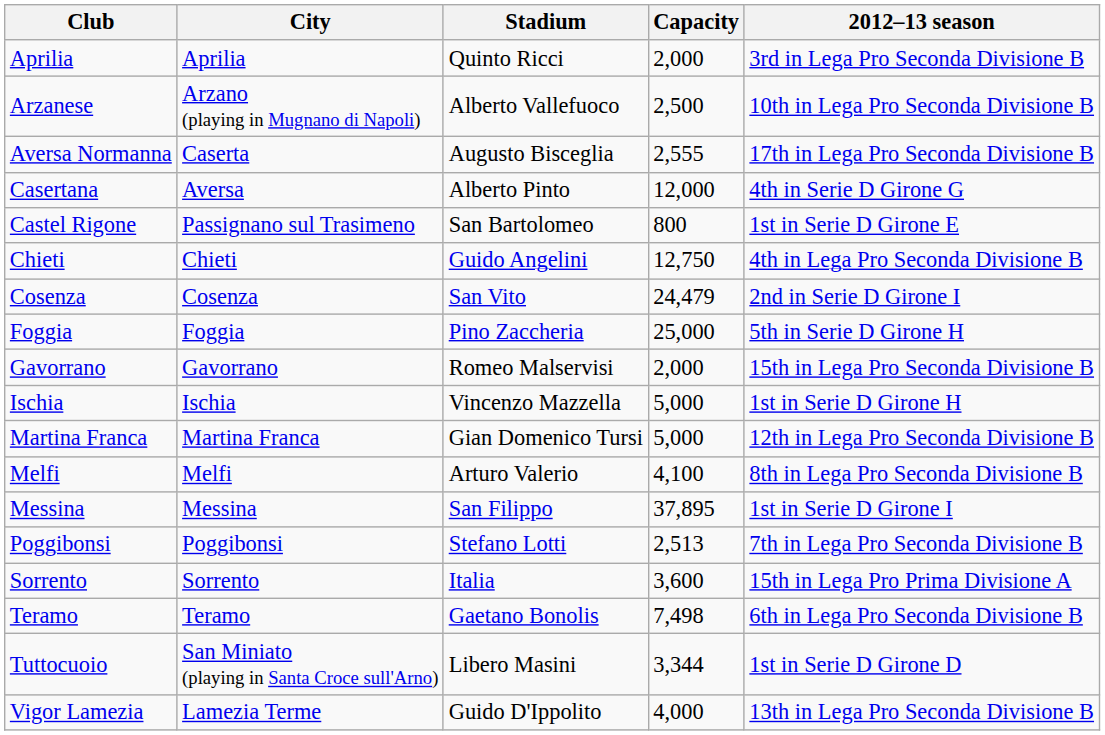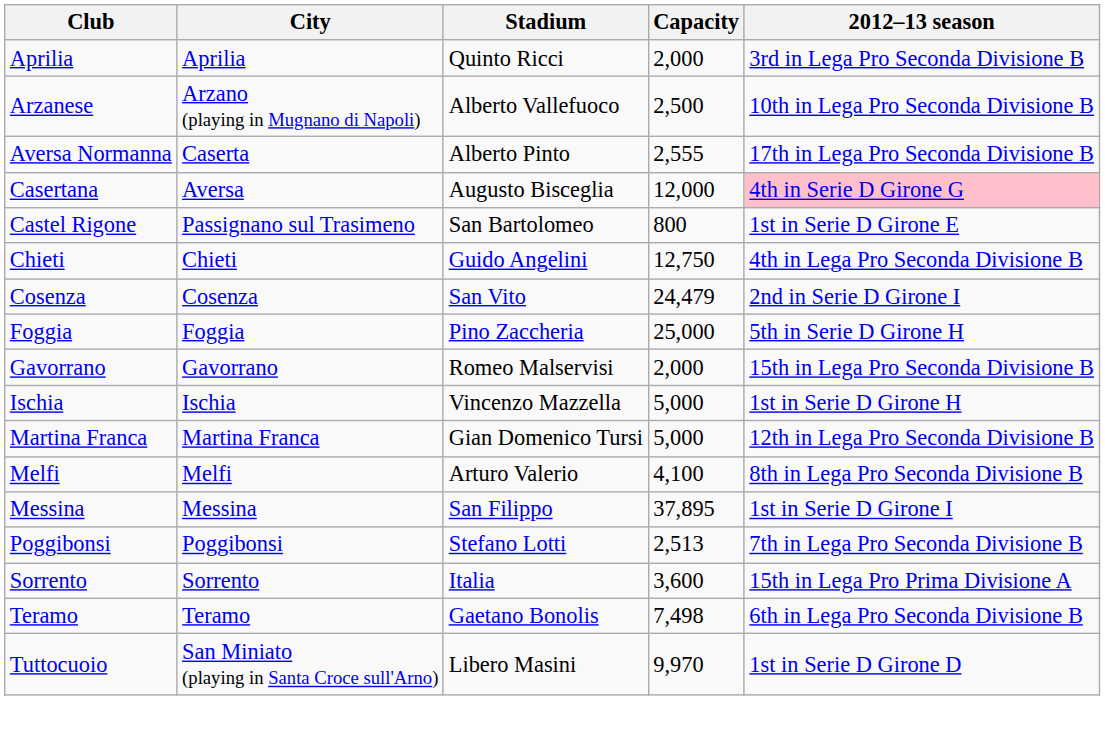(531, 154) Augusto Bisceglia -> (509, 154) Alberto Pinto
(509, 189) Alberto Pinto -> (531, 189) Augusto Bisceglia
(857, 189) no background -> (857, 189) pink background
(678, 663) 3,344 -> (678, 663) 9,970
- row: (77, 712)
